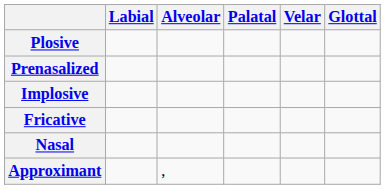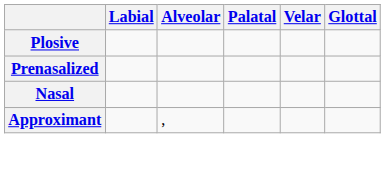- row: (55, 94)
- row: (55, 119)
